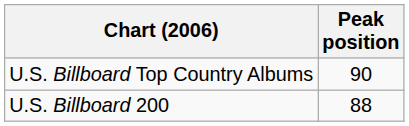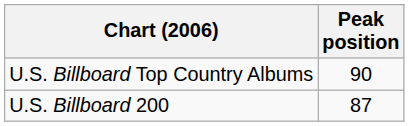(361, 105) 88 -> (361, 105) 87
